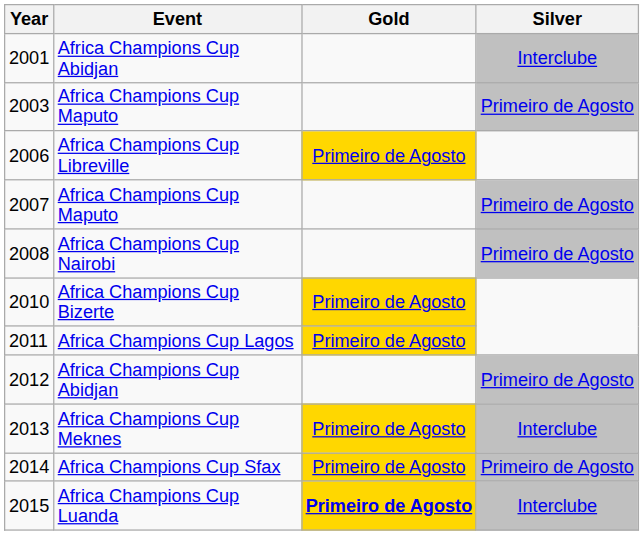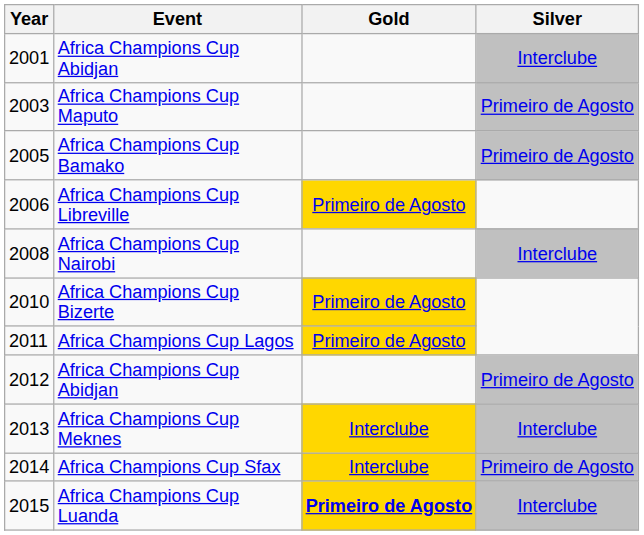+ row: (29, 156)
- row: (29, 205)
(557, 253) Primeiro de Agosto -> (557, 253) Interclube
(389, 429) Primeiro de Agosto -> (389, 429) Interclube
(389, 467) Primeiro de Agosto -> (389, 467) Interclube
